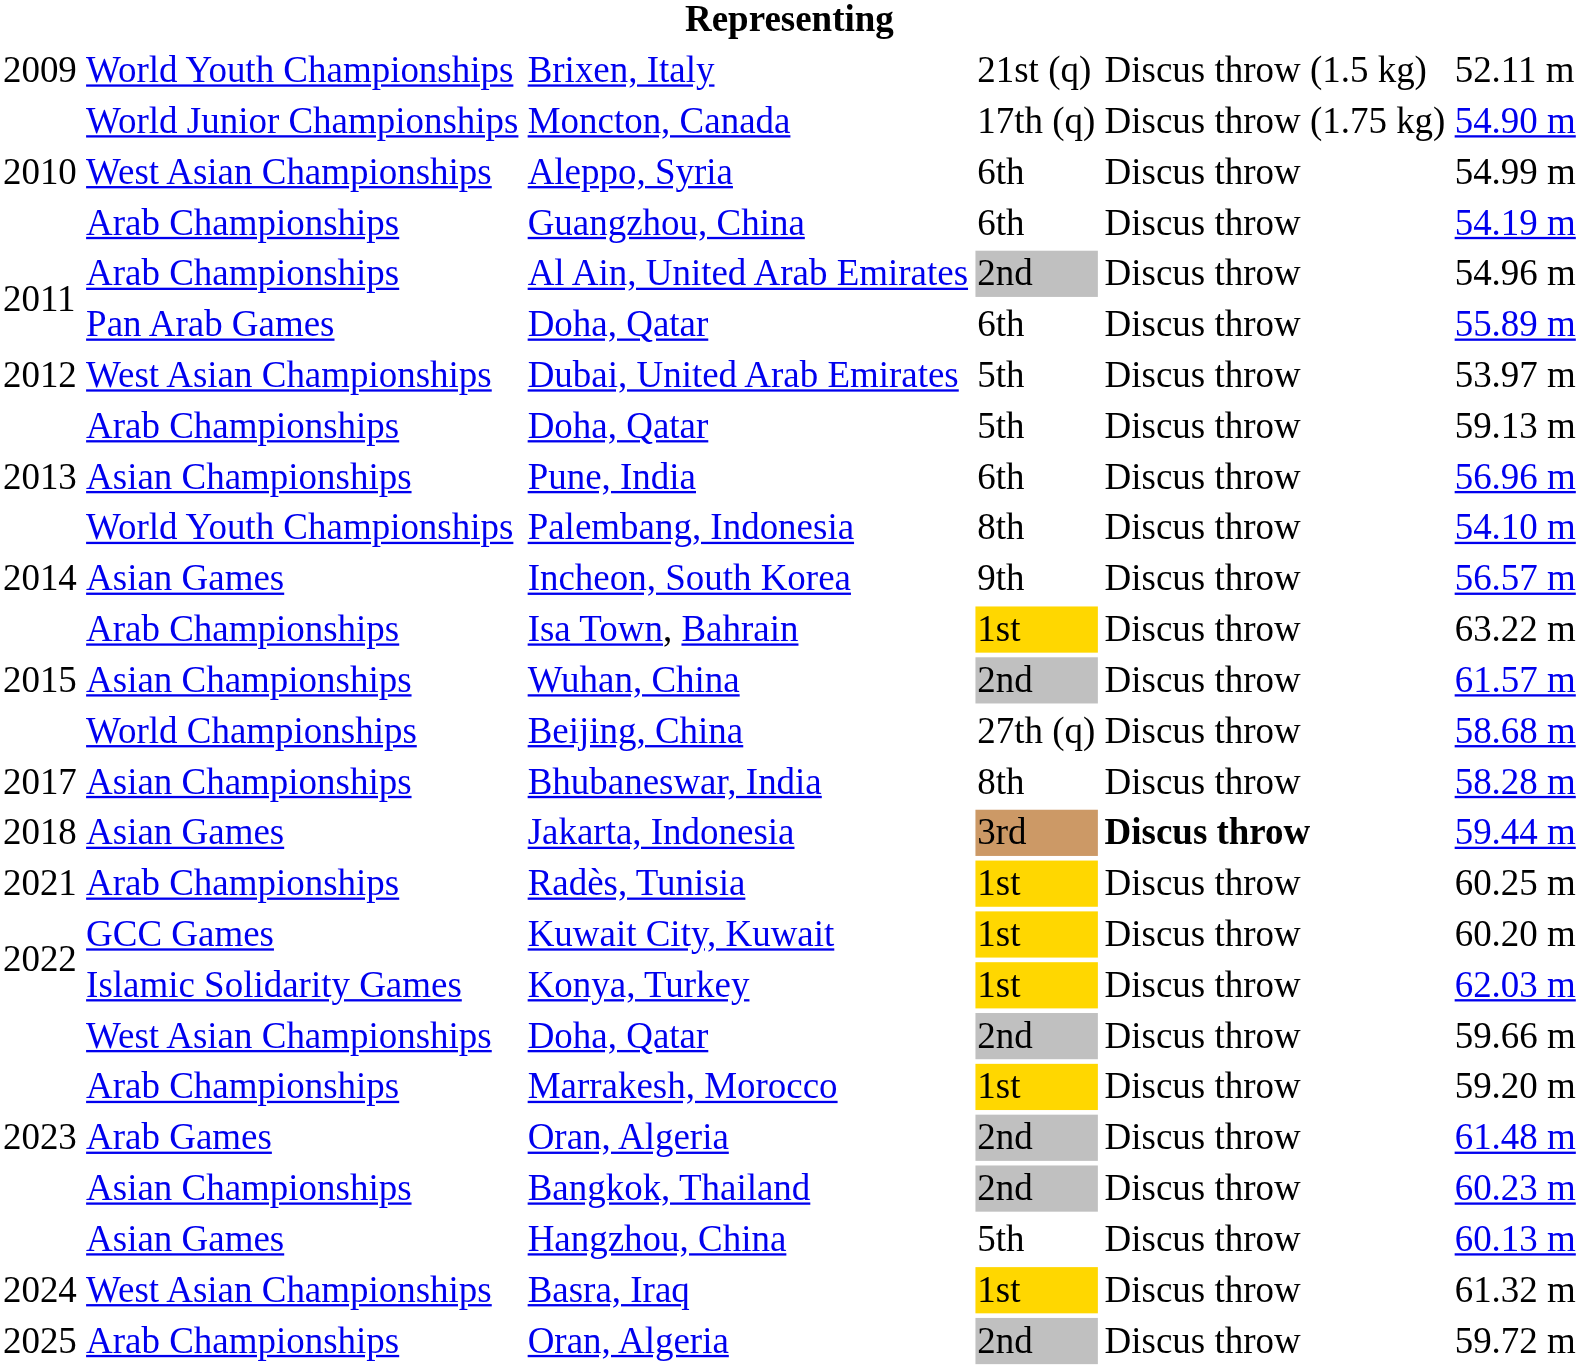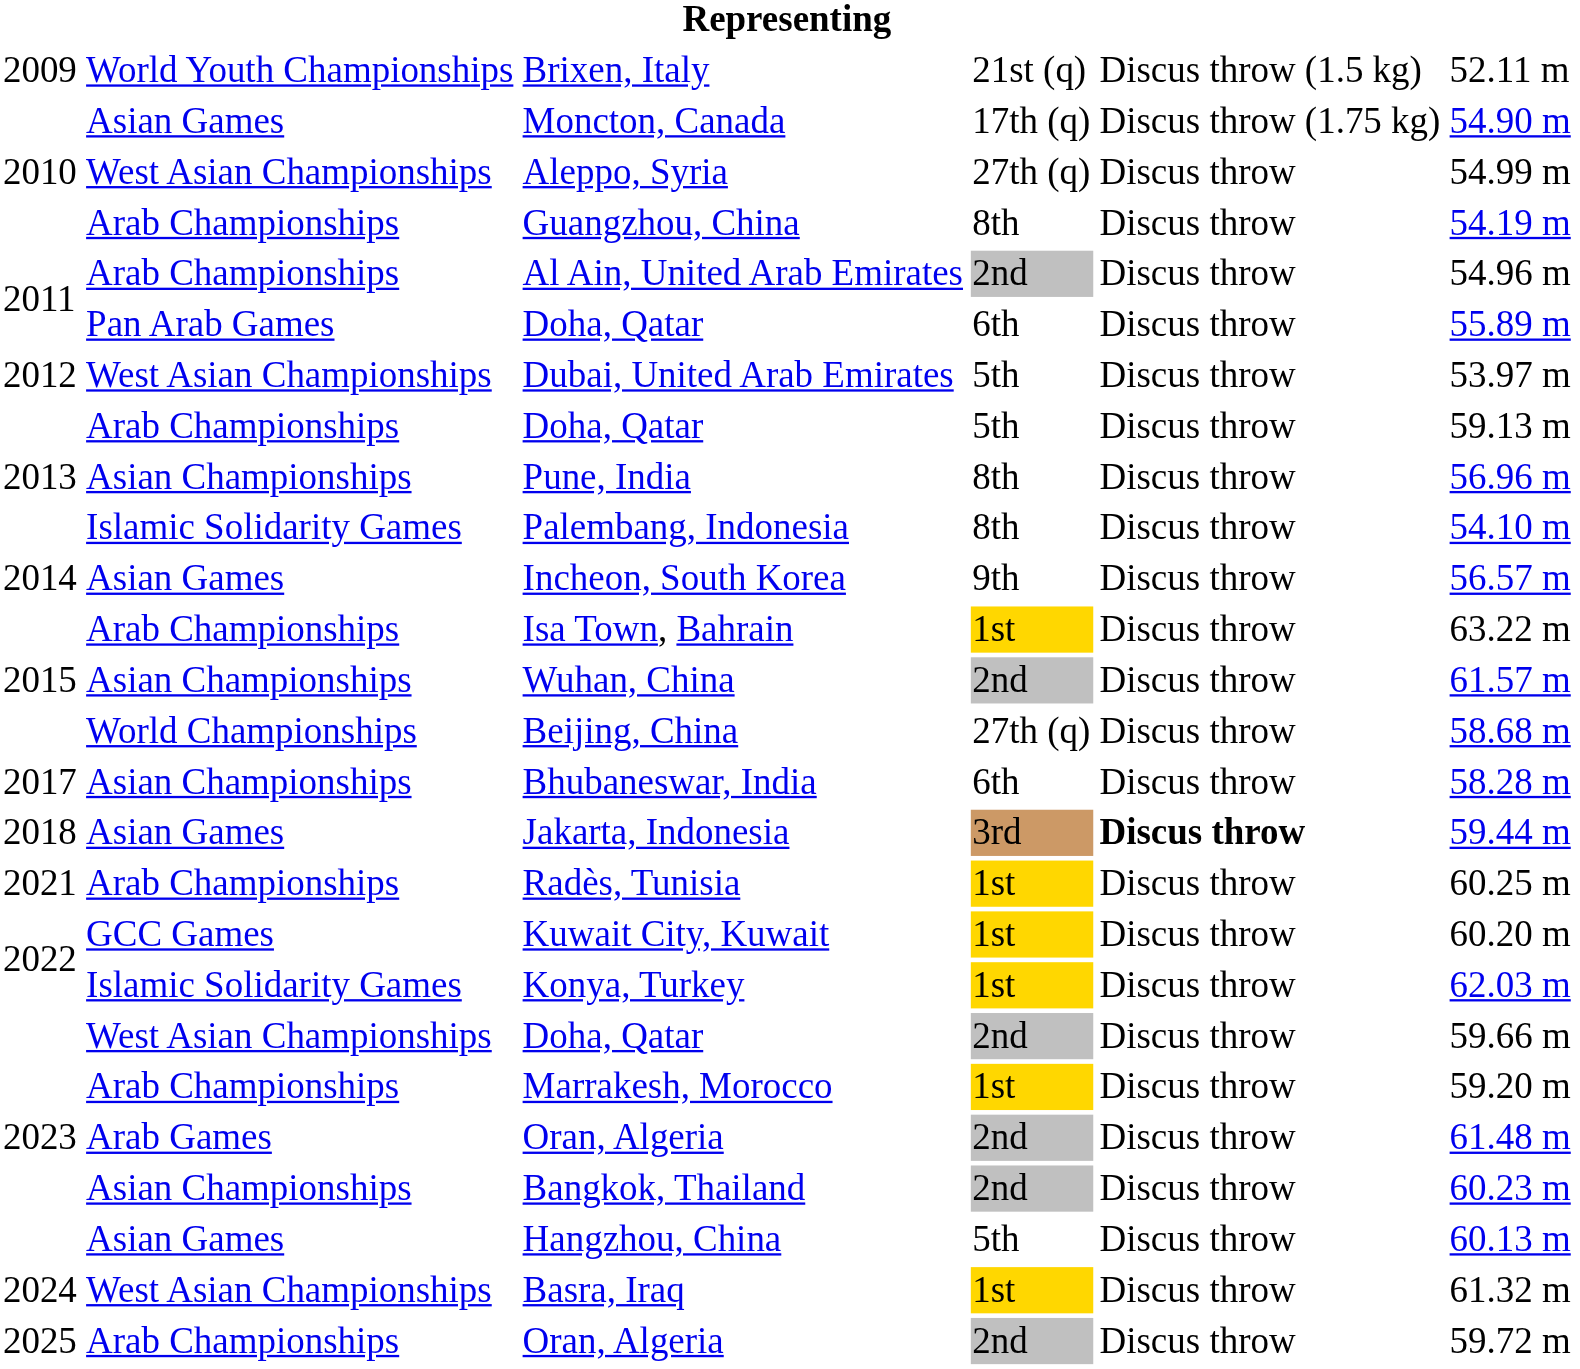(302, 120) World Junior Championships -> (185, 120) Asian Games
(1001, 171) 6th -> (1031, 171) 27th (q)
(1001, 222) 6th -> (996, 222) 8th
(1001, 476) 6th -> (996, 476) 8th
(300, 527) World Youth Championships -> (274, 527) Islamic Solidarity Games
(1001, 781) 8th -> (996, 781) 6th
